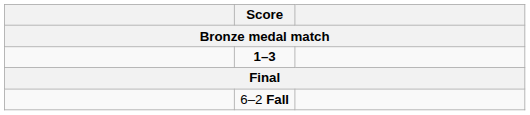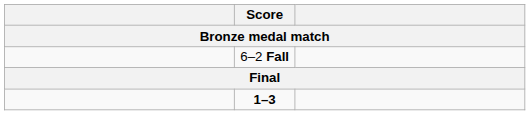rows swapped: (265, 57) <-> (265, 99)
